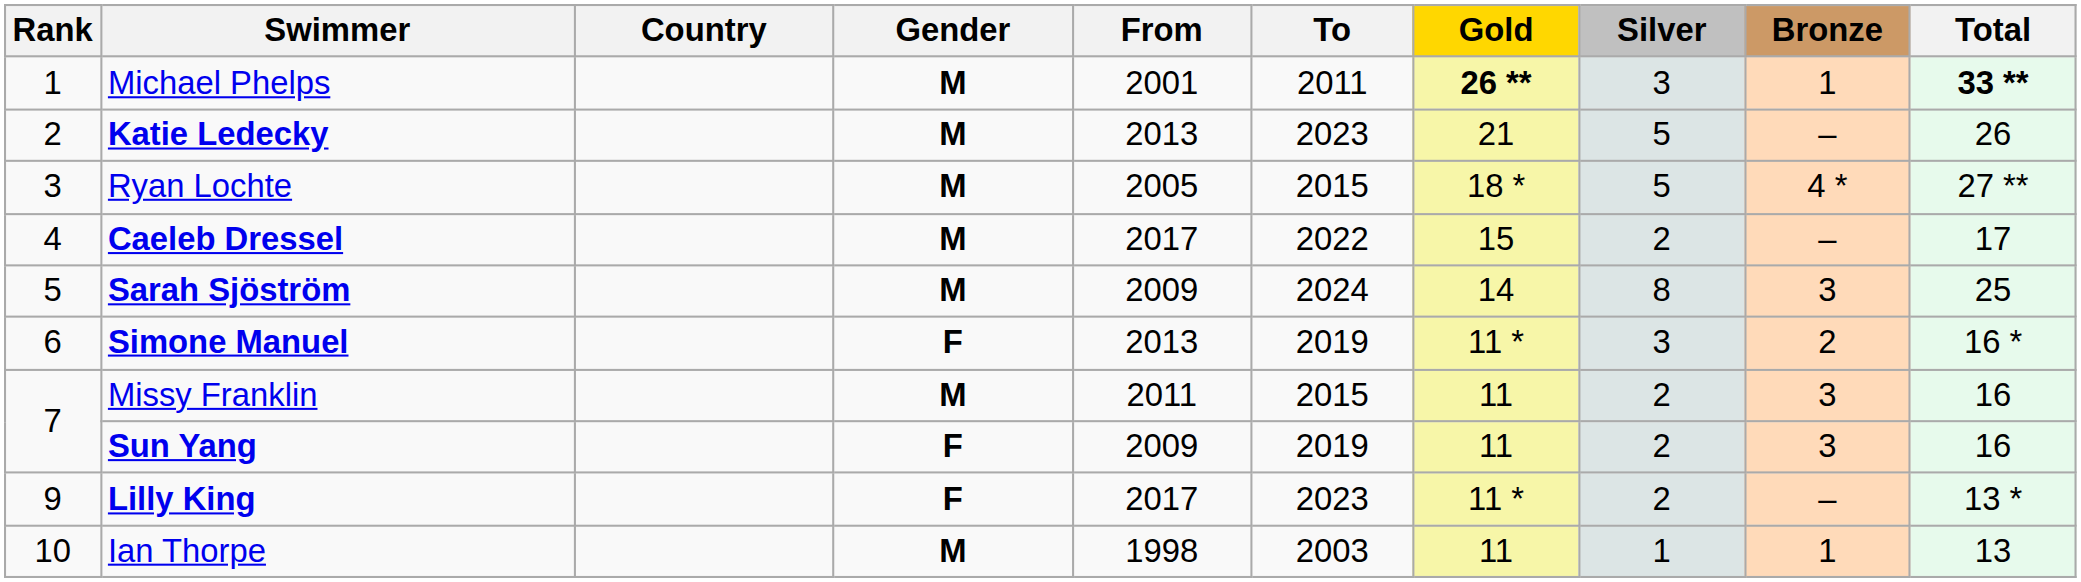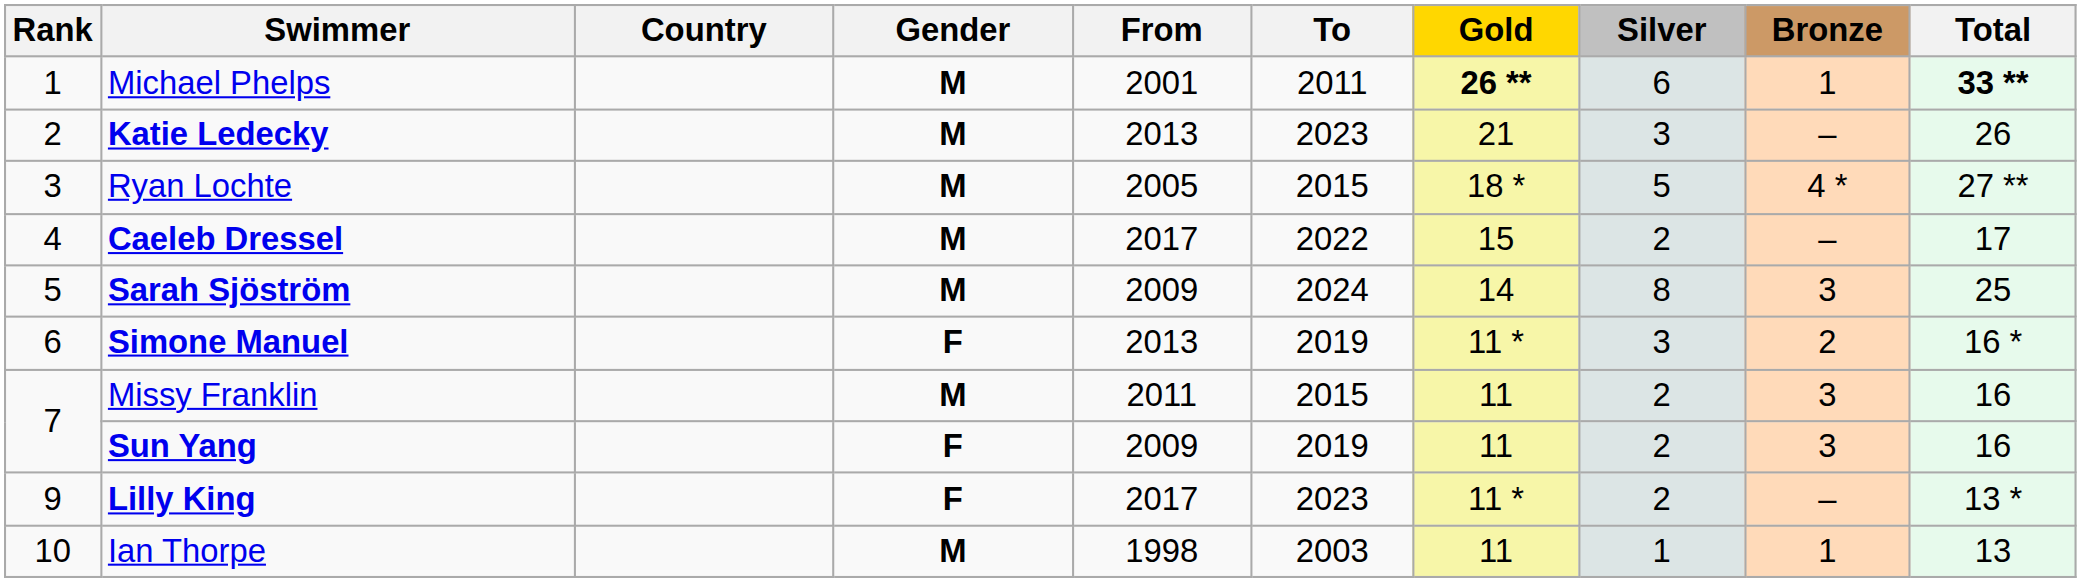(1662, 82) 3 -> (1662, 82) 6
(1662, 134) 5 -> (1662, 134) 3
